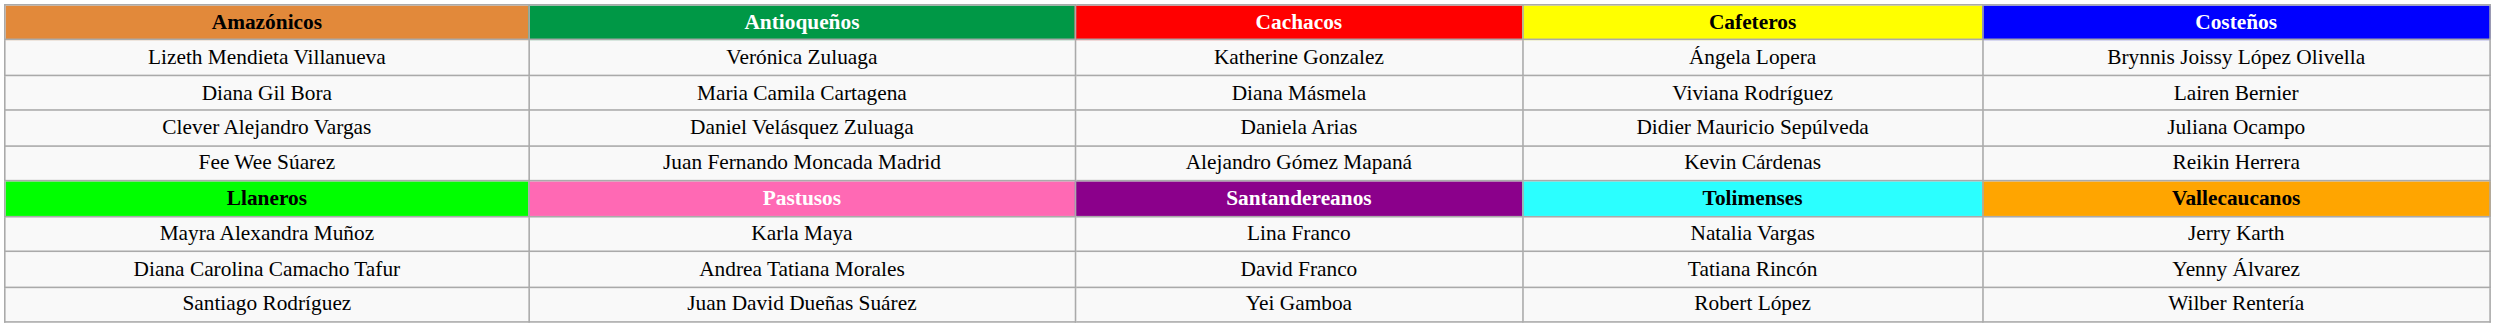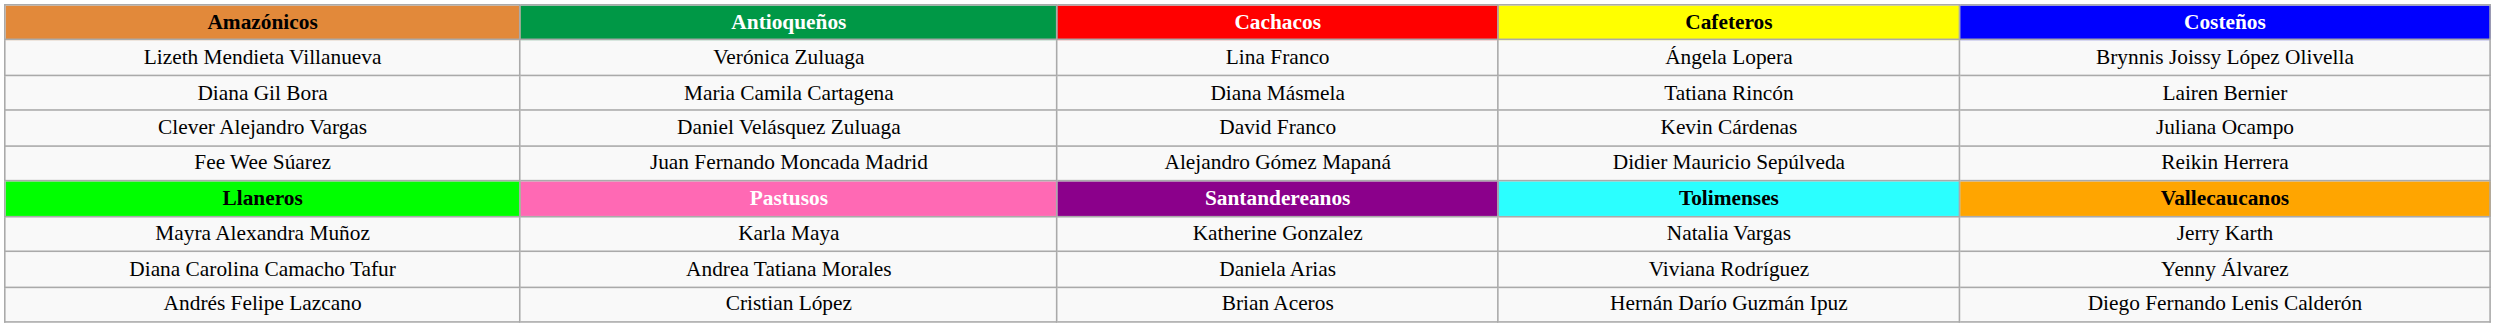(1299, 56) Katherine Gonzalez -> (1278, 56) Lina Franco
(1753, 92) Viviana Rodríguez -> (1729, 92) Tatiana Rincón
(1299, 127) Daniela Arias -> (1278, 127) David Franco
(1753, 127) Didier Mauricio Sepúlveda -> (1729, 127) Kevin Cárdenas
(1753, 162) Kevin Cárdenas -> (1729, 162) Didier Mauricio Sepúlveda
(1299, 233) Lina Franco -> (1278, 233) Katherine Gonzalez
(1299, 268) David Franco -> (1278, 268) Daniela Arias
(1753, 268) Tatiana Rincón -> (1729, 268) Viviana Rodríguez
- row: (267, 303)
+ row: (263, 303)
